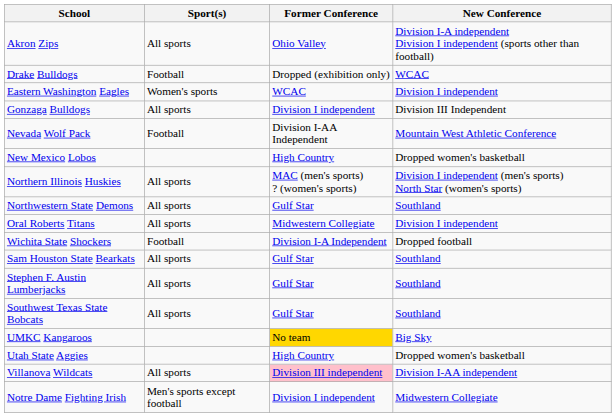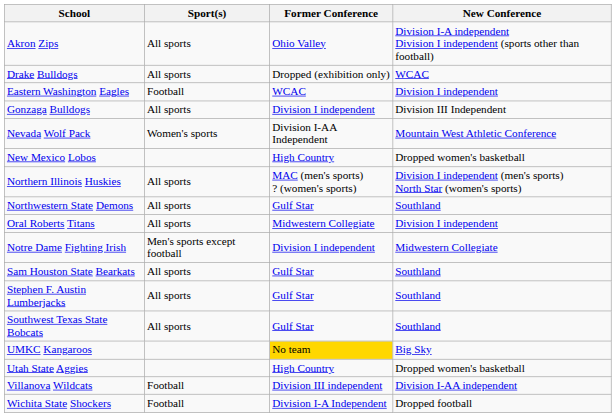(166, 74) Football -> (169, 74) All sports
(182, 91) Women's sports -> (166, 91) Football
(166, 133) Football -> (182, 133) Women's sports
rows swapped: (67, 397) <-> (59, 241)
(169, 373) All sports -> (166, 385) Football
(327, 373) pink background -> (327, 385) no background
